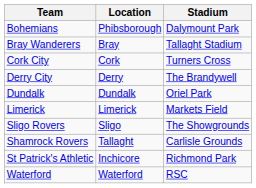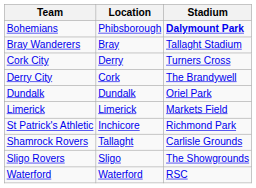(202, 28) normal -> (205, 28) bold
(109, 61) Cork -> (111, 61) Derry
(111, 77) Derry -> (109, 77) Cork
rows swapped: (50, 158) <-> (36, 126)
